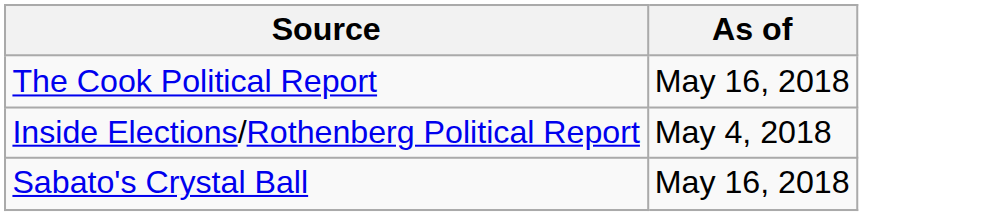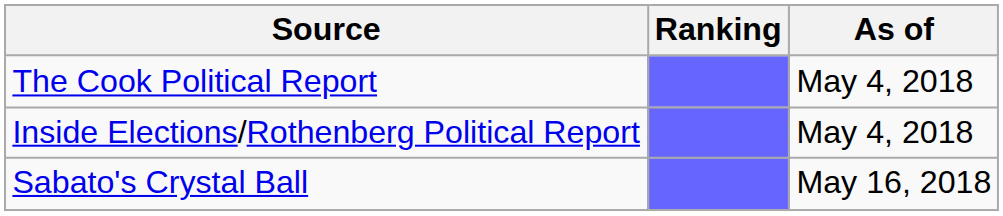+ column: (718, 30)
(752, 81) May 16, 2018 -> (885, 81) May 4, 2018
